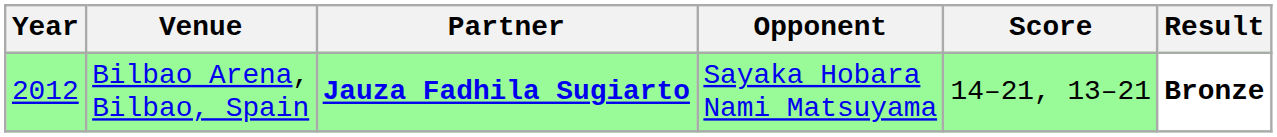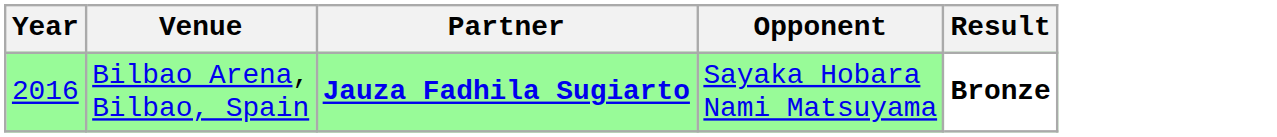- column: (1051, 28)
(45, 92) 2012 -> (45, 92) 2016
